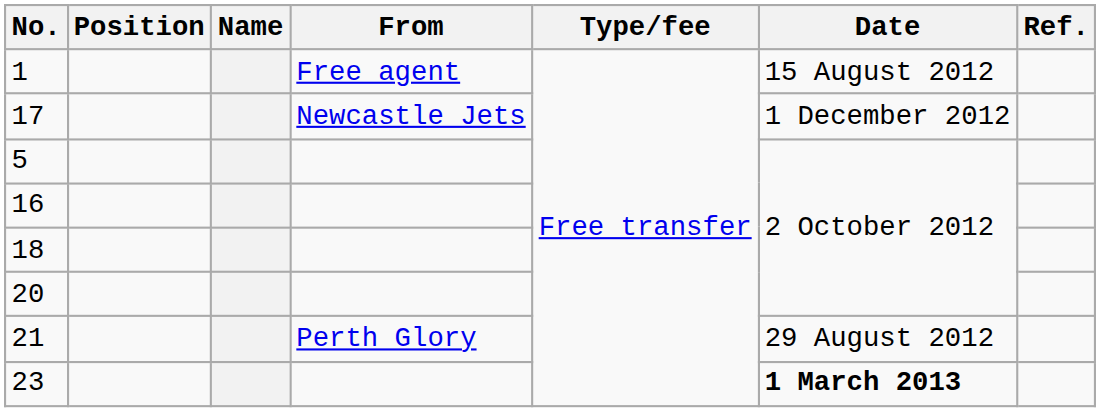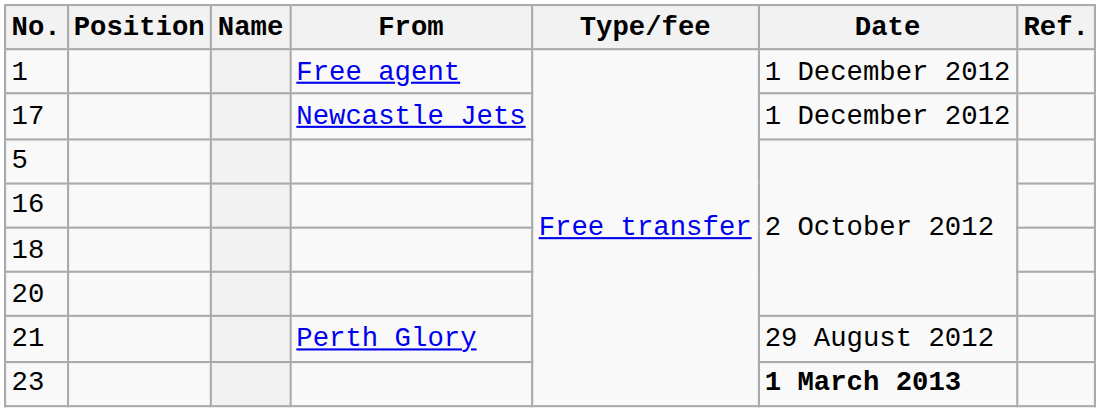(879, 72) 15 August 2012 -> (888, 72) 1 December 2012
